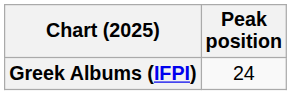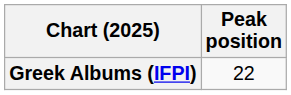(244, 73) 24 -> (244, 73) 22
